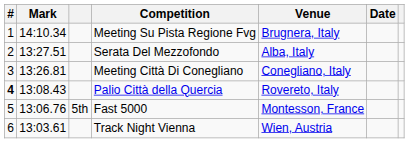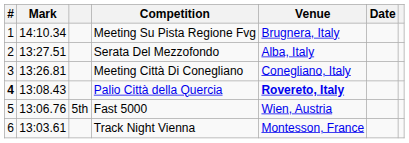(300, 90) normal -> (303, 90) bold
(313, 109) Montesson, France -> (297, 109) Wien, Austria
(297, 128) Wien, Austria -> (313, 128) Montesson, France
